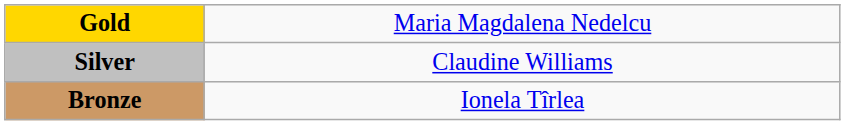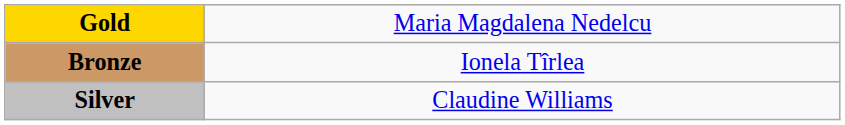rows swapped: (105, 61) <-> (105, 100)
